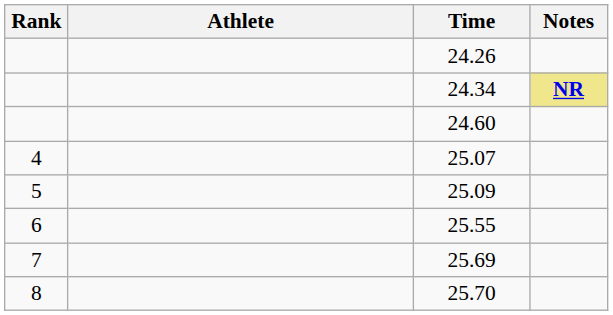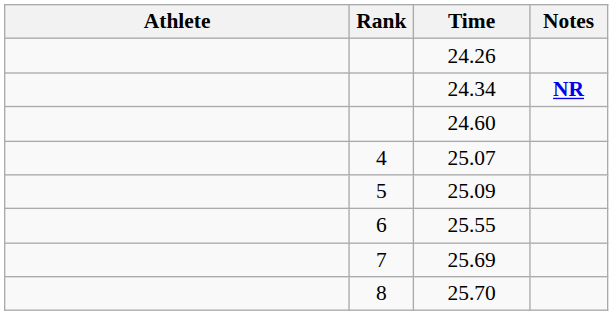columns swapped: (36, 21) <-> (241, 21)
(569, 89) khaki background -> (569, 89) no background
